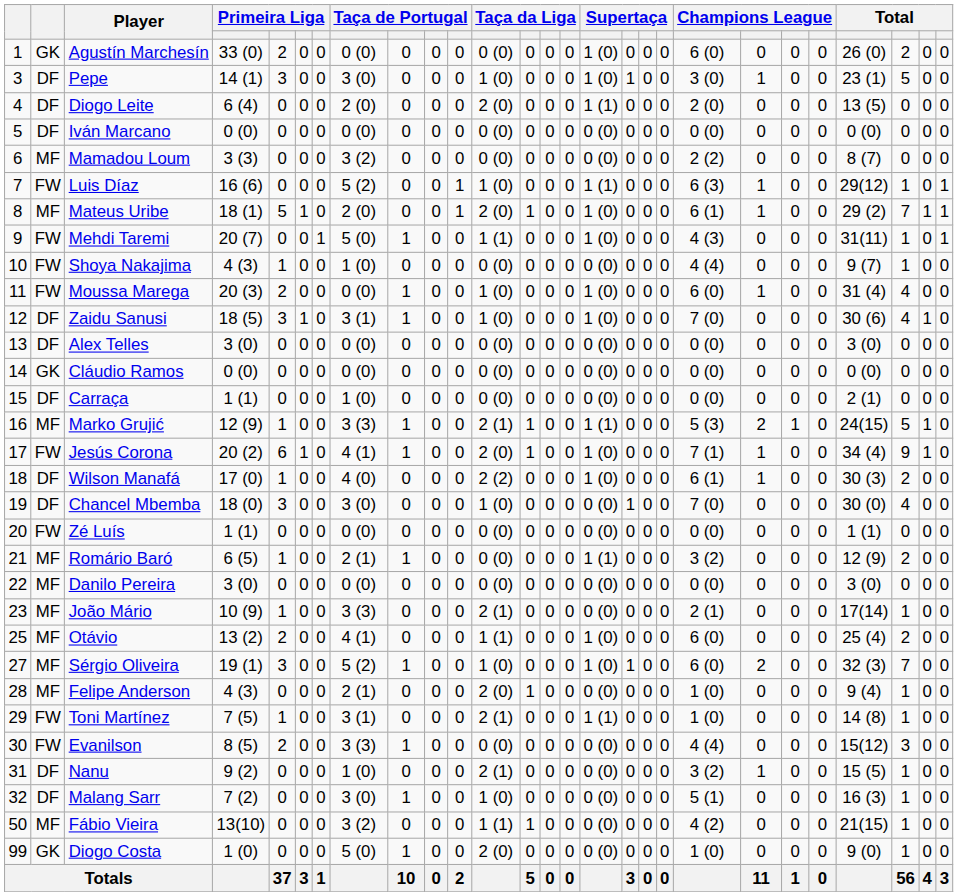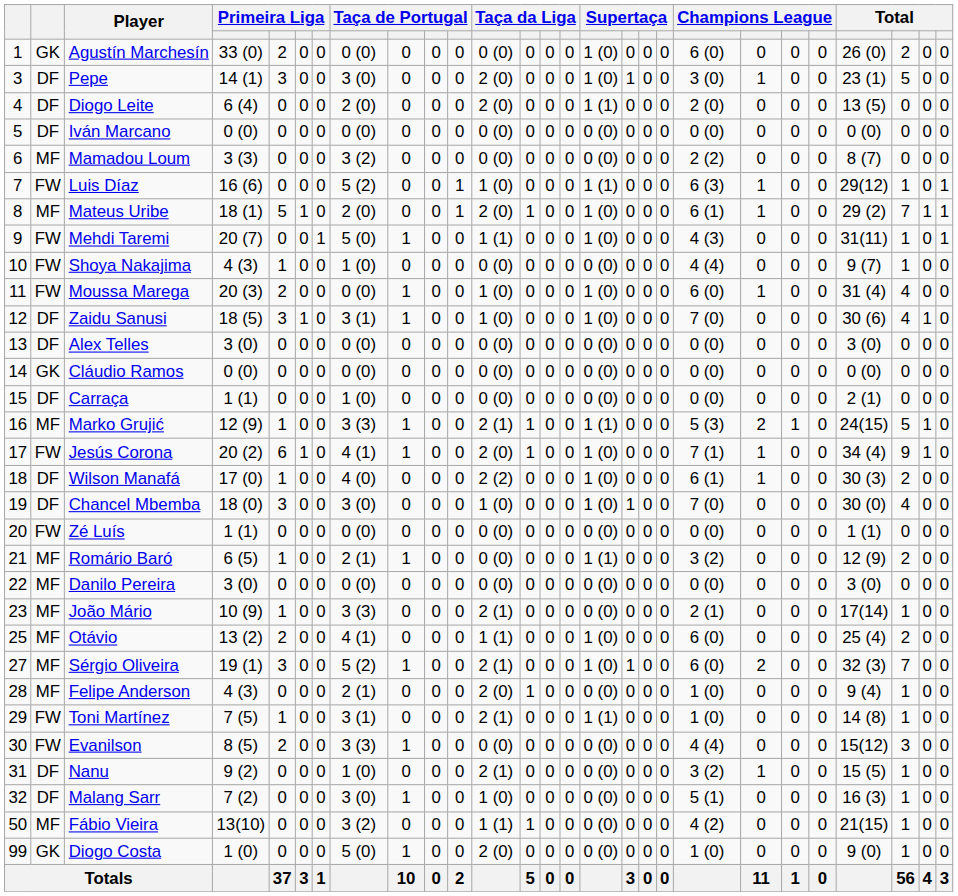(496, 78) 1 (0) -> (496, 78) 2 (0)
(601, 505) 0 (0) -> (601, 505) 1 (0)
(496, 665) 1 (0) -> (496, 665) 2 (1)
